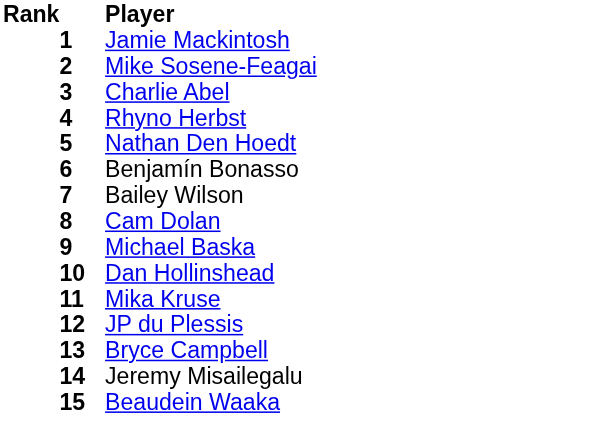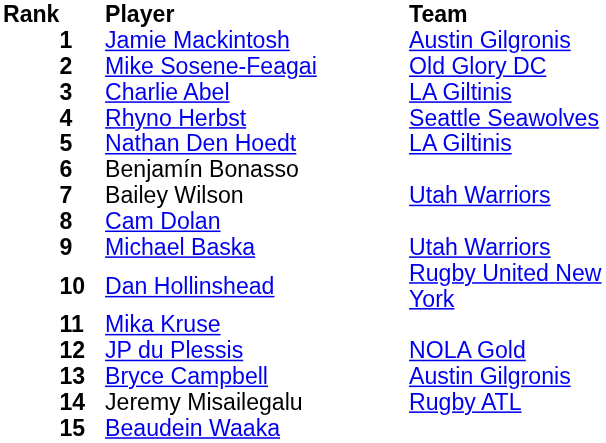+ column: (438, 14)
